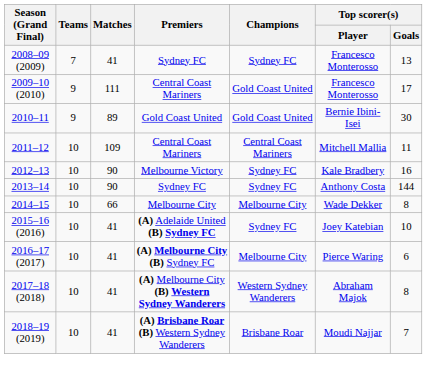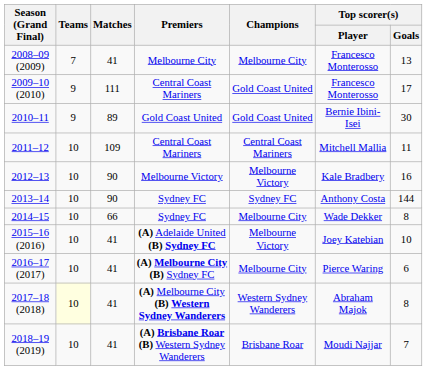(182, 60) Sydney FC -> (182, 60) Melbourne City
(272, 60) Sydney FC -> (272, 60) Melbourne City
(272, 170) Sydney FC -> (272, 176) Melbourne Victory
(182, 204) Melbourne City -> (182, 216) Sydney FC
(272, 227) Sydney FC -> (272, 239) Melbourne Victory
(73, 291) no background -> (73, 303) lightyellow background
